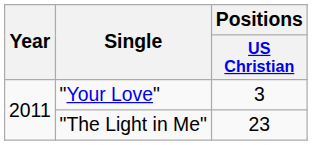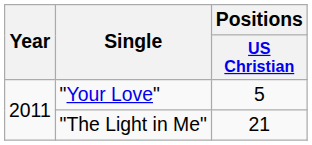(259, 94) 3 -> (259, 94) 5
(259, 125) 23 -> (259, 125) 21
